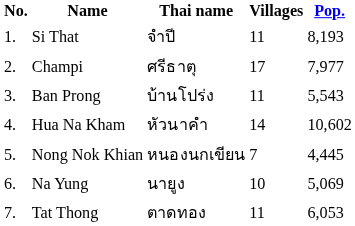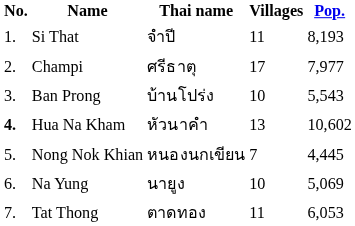(257, 95) 11 -> (257, 95) 10
(10, 124) normal -> (10, 124) bold
(257, 124) 14 -> (257, 124) 13
